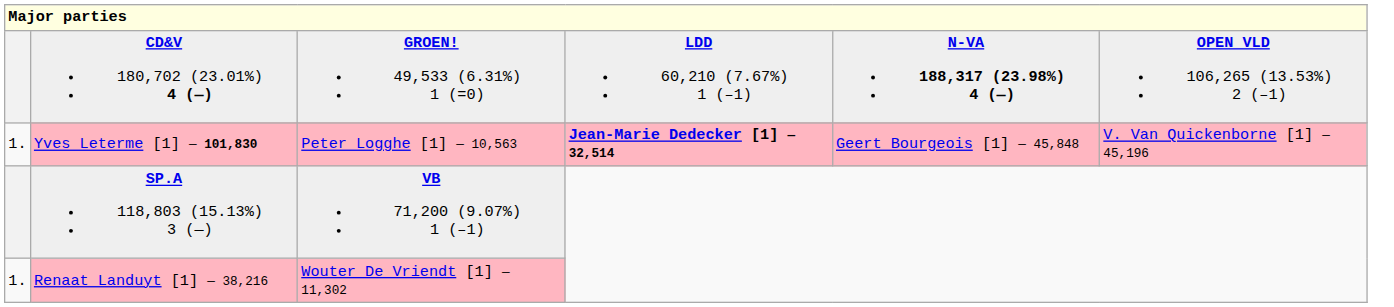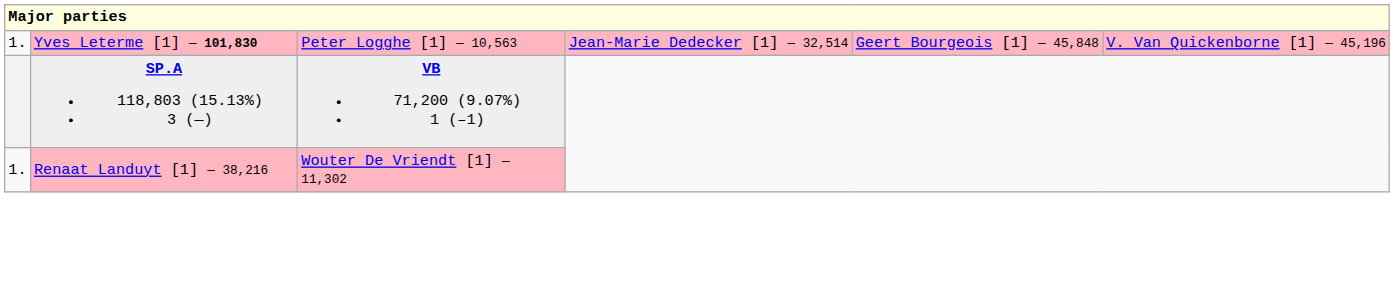- row: (164, 68)
(682, 144) bold -> (708, 43) normal
